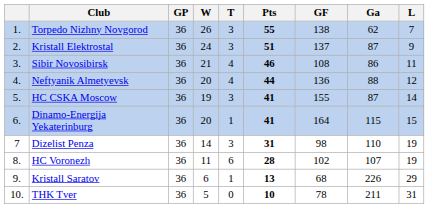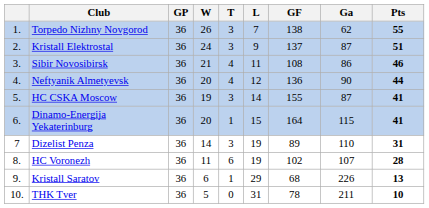columns swapped: (411, 13) <-> (269, 13)
(373, 81) 88 -> (346, 81) 90
(321, 144) 98 -> (294, 144) 89
